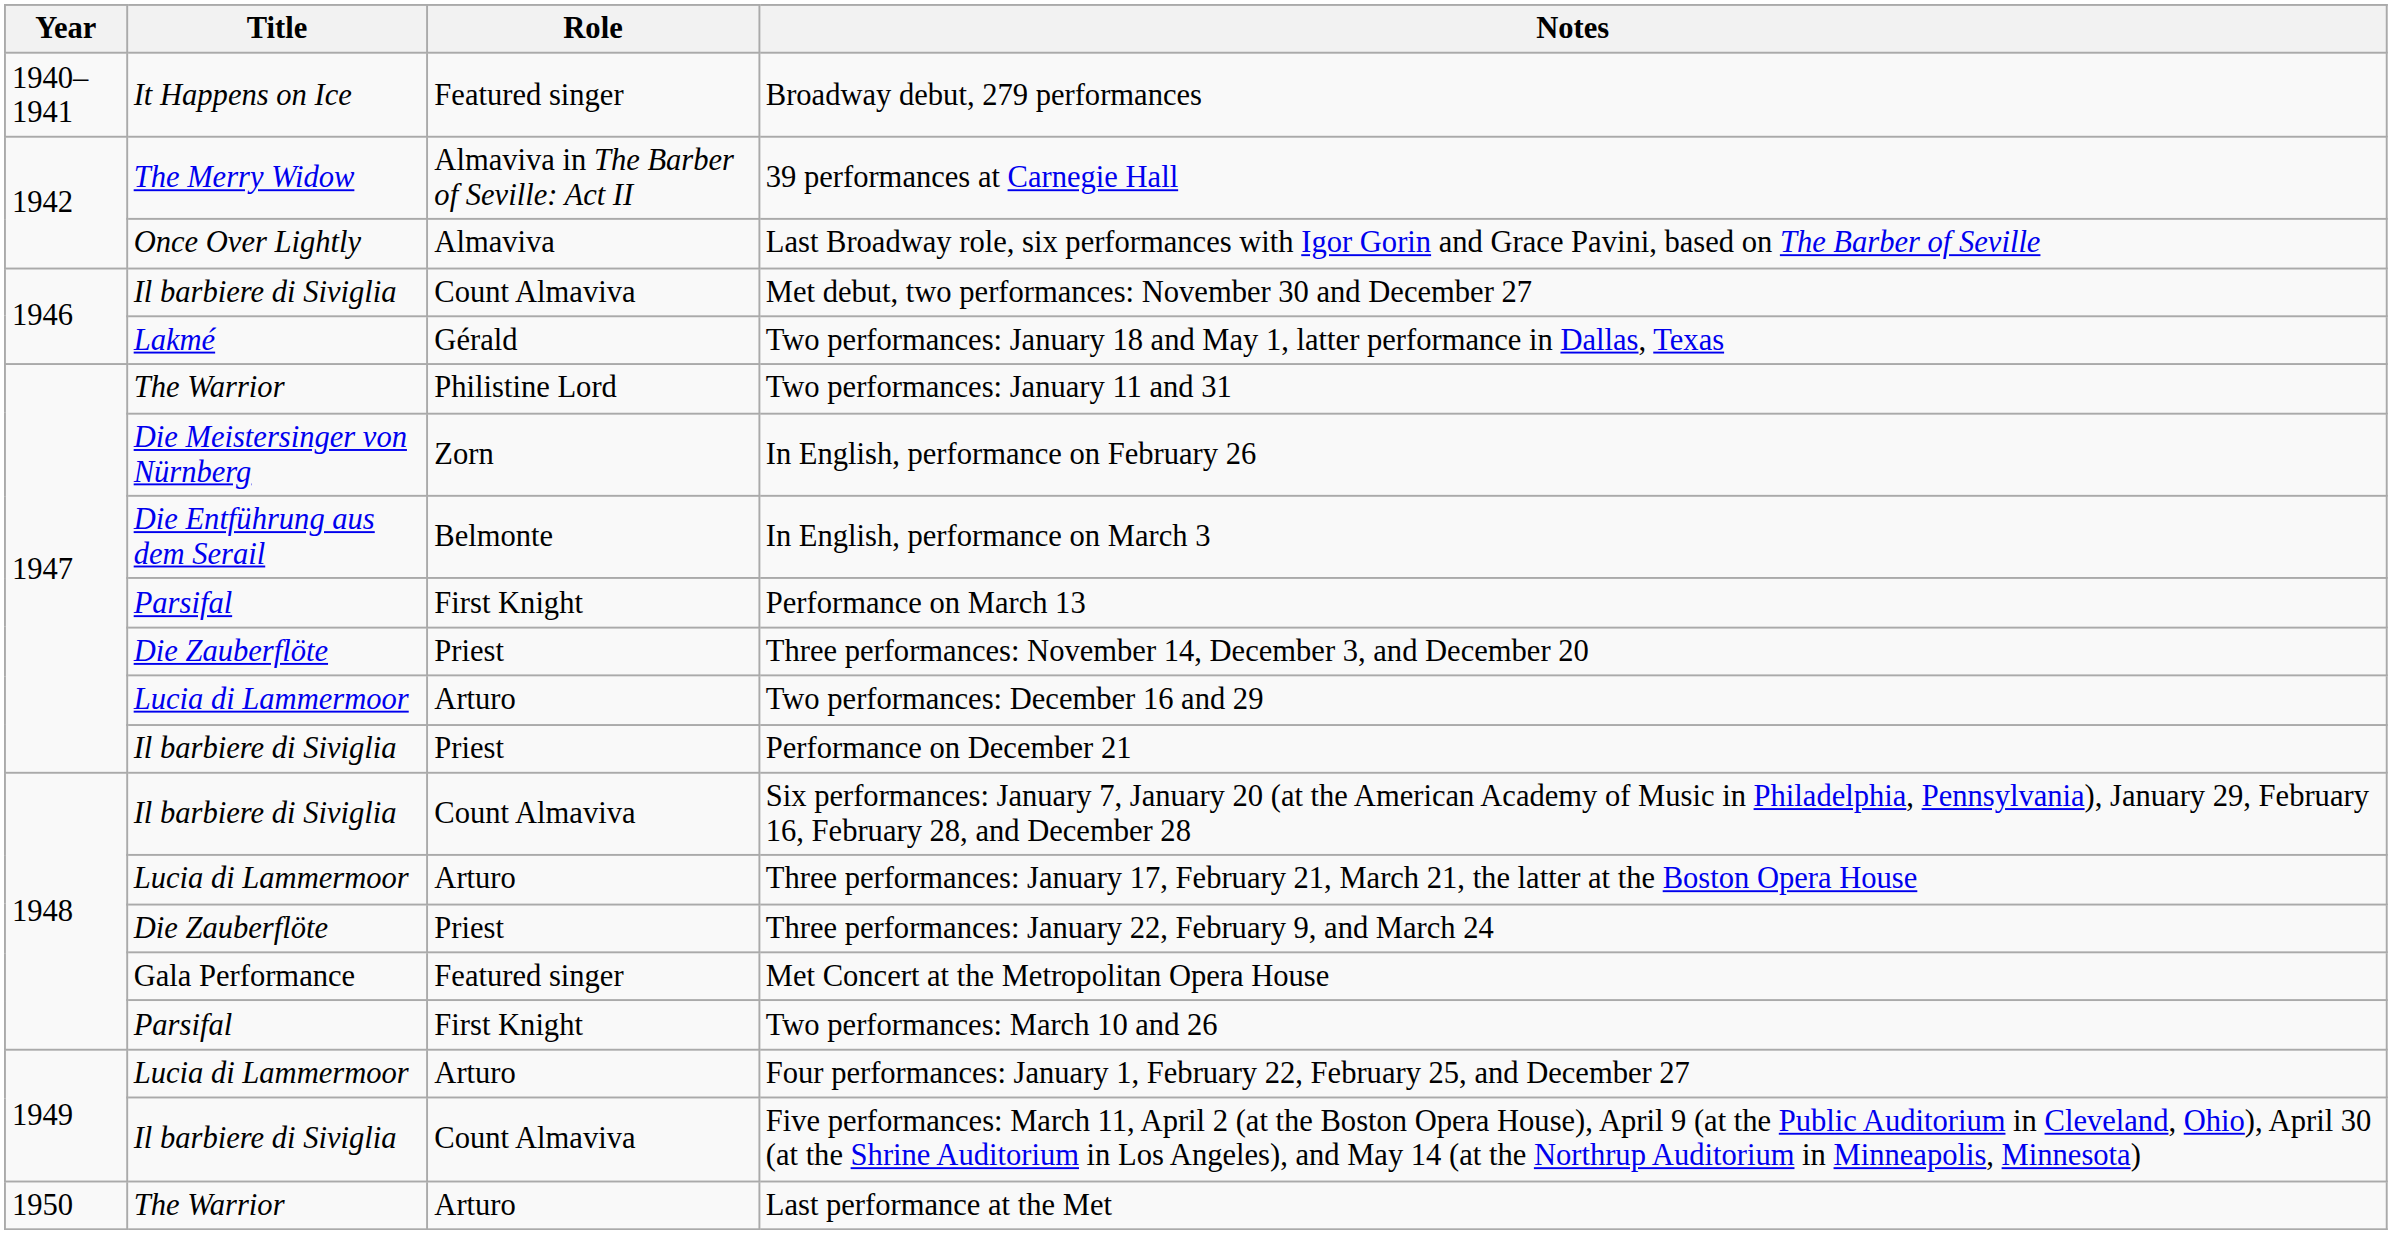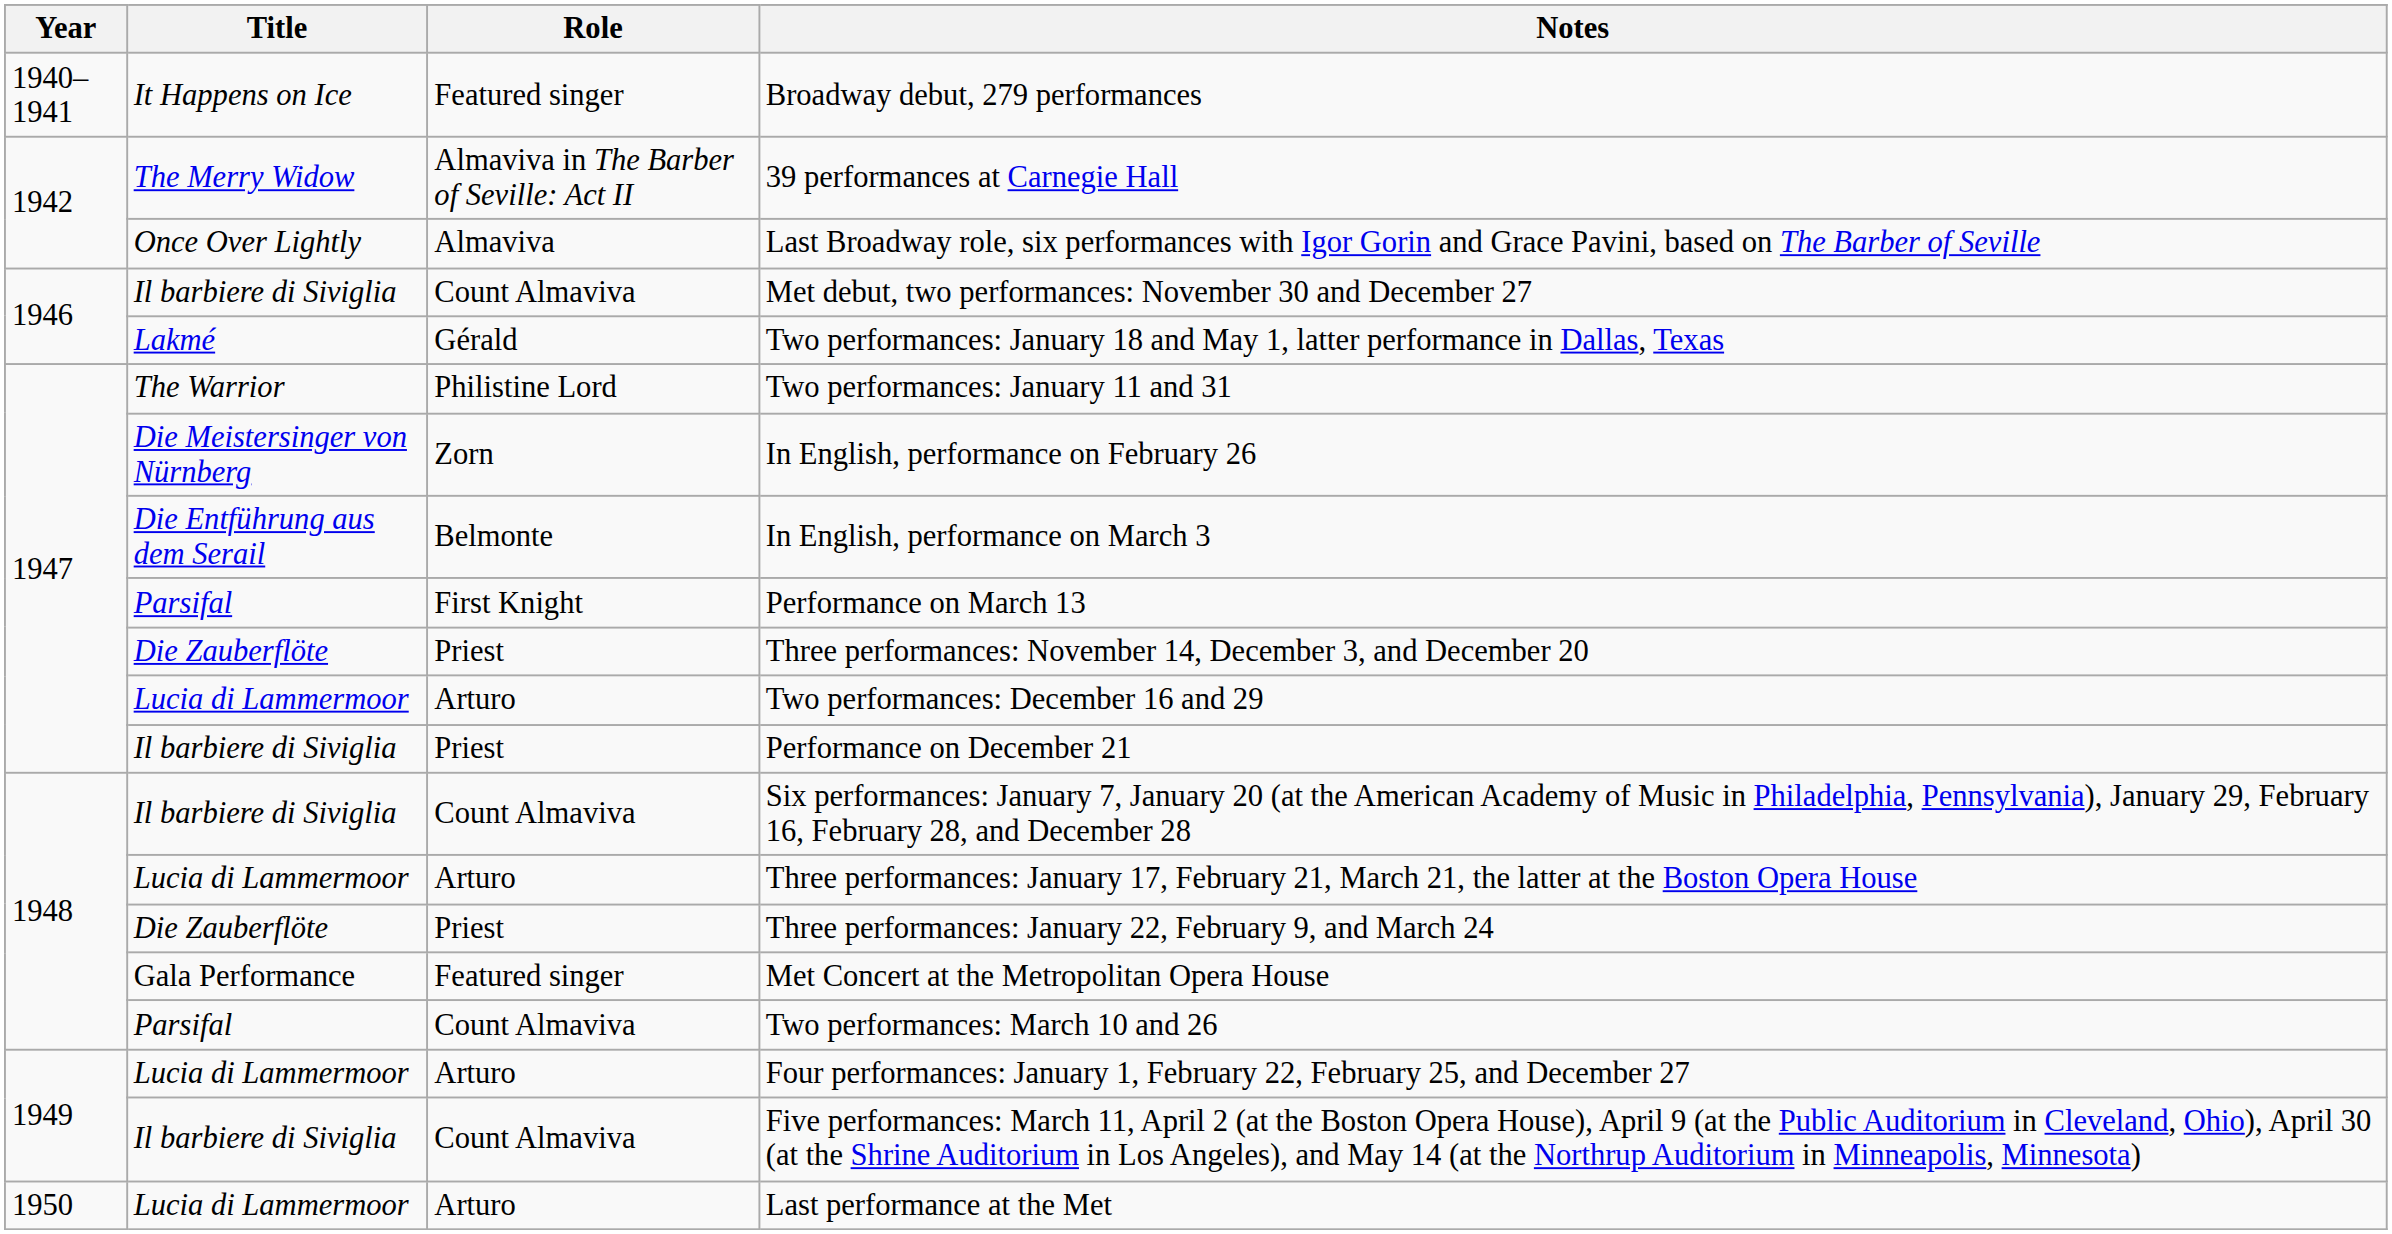(509, 1024) First Knight -> (535, 1024) Count Almaviva
(209, 1204) The Warrior -> (271, 1204) Lucia di Lammermoor
